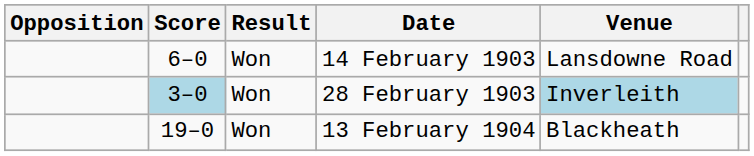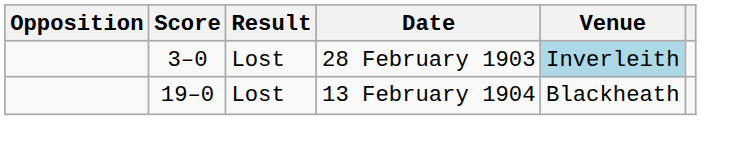- row: (429, 59)
(187, 95) lightblue background -> (187, 59) no background
(251, 95) Won -> (258, 59) Lost
(251, 132) Won -> (258, 95) Lost
